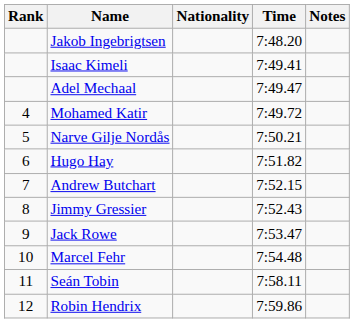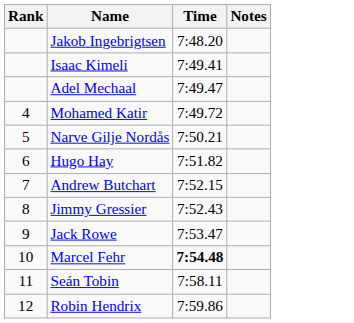- column: (213, 16)
(279, 257) normal -> (200, 257) bold
